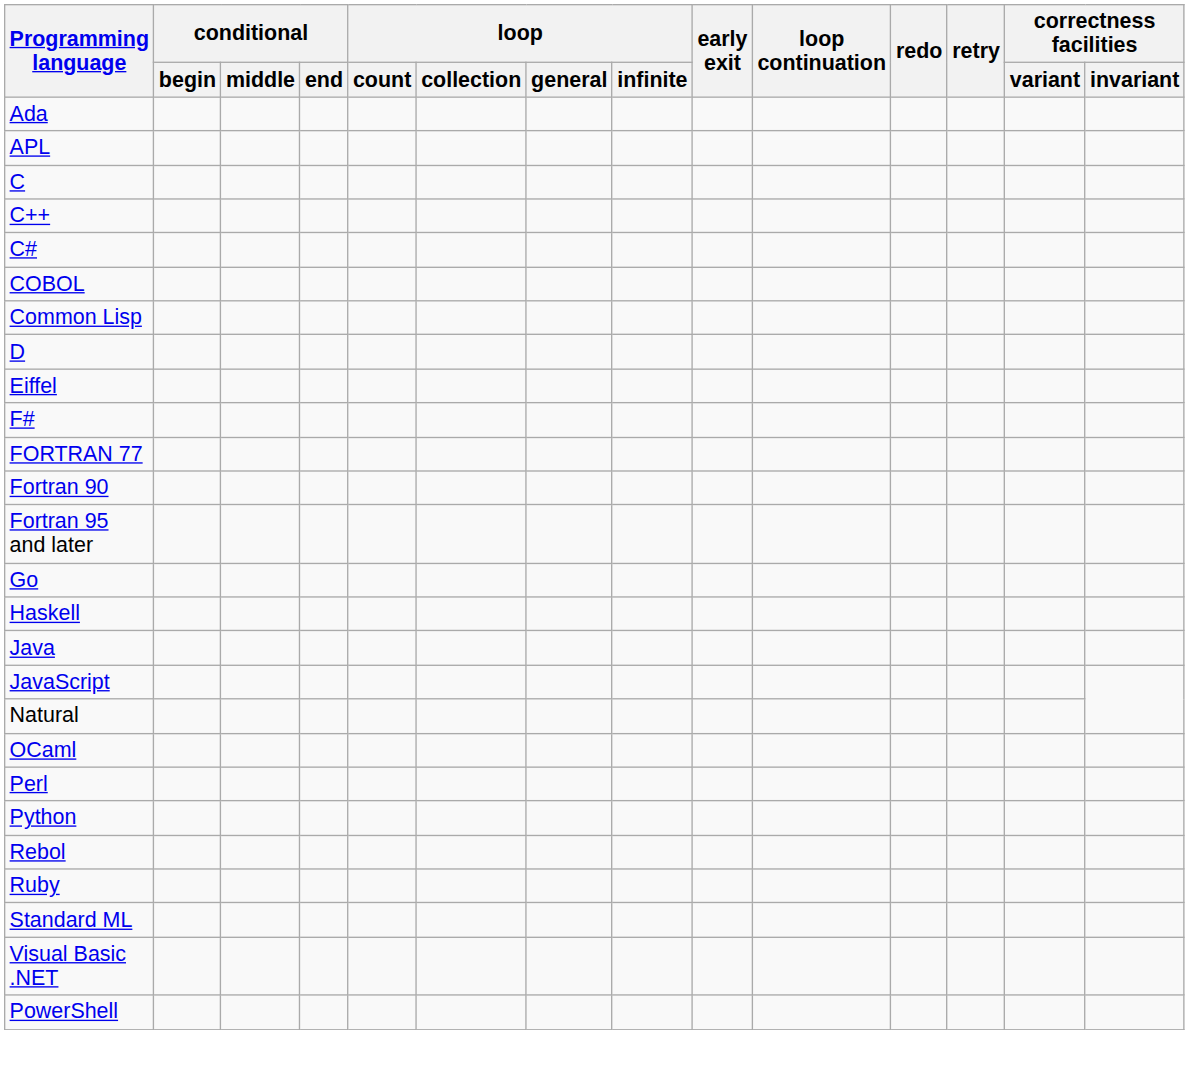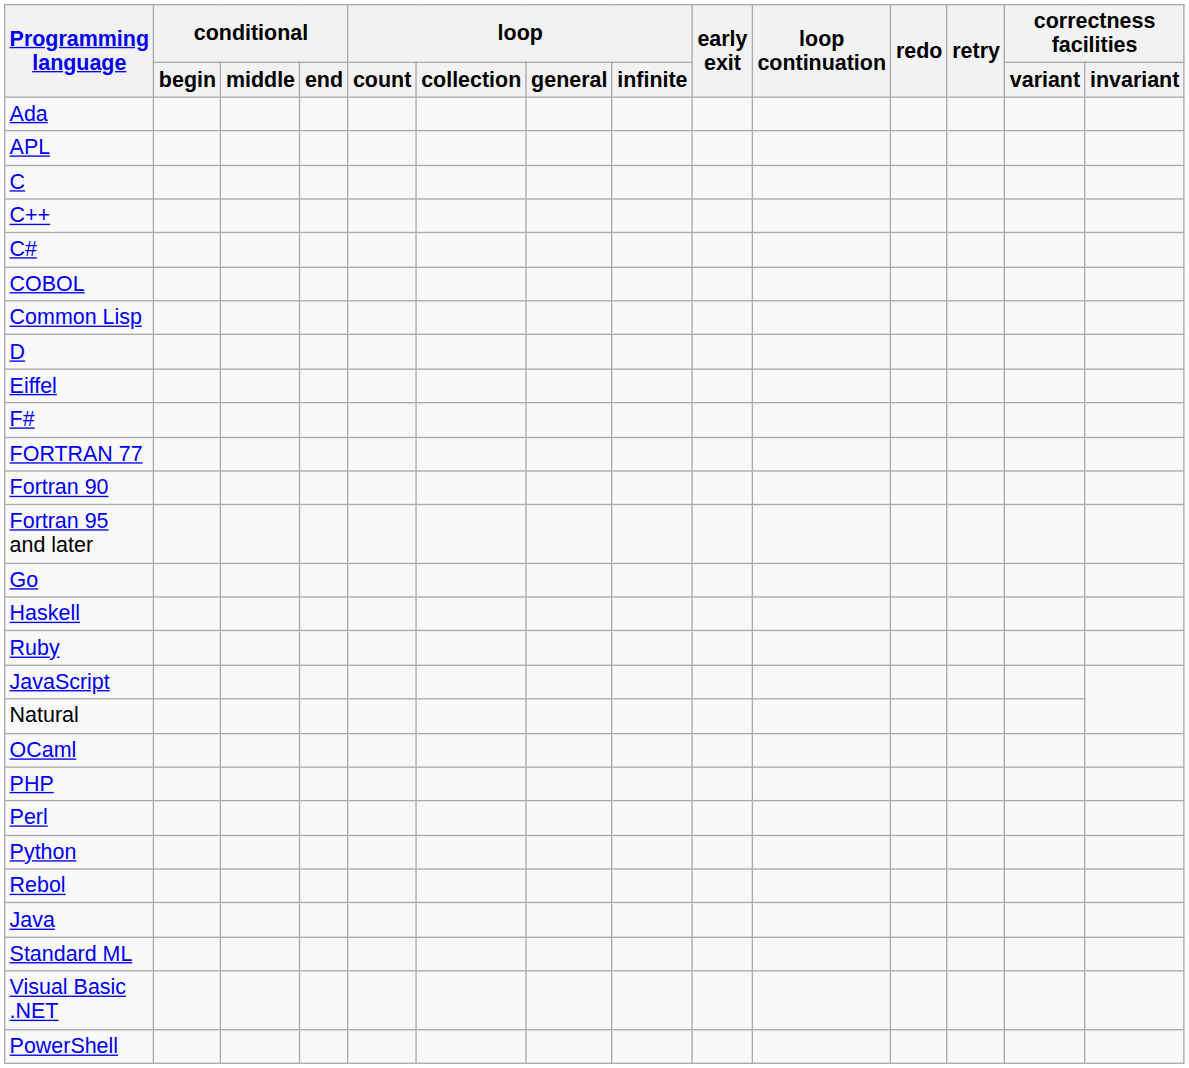rows swapped: (32, 647) <-> (35, 885)
+ row: (32, 783)
